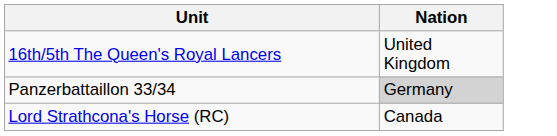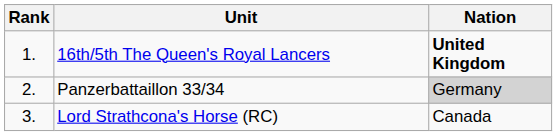+ column: (29, 17)
(417, 53) normal -> (469, 53) bold
